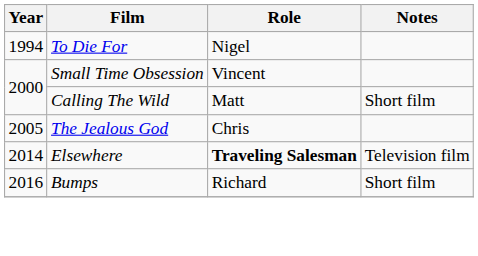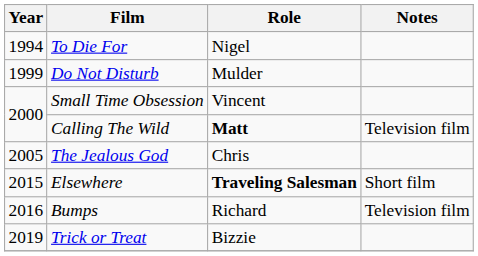+ row: (105, 73)
(228, 100) normal -> (230, 127) bold
(400, 100) Short film -> (417, 127) Television film
(26, 155) 2014 -> (26, 182) 2015
(417, 155) Television film -> (400, 182) Short film
(400, 182) Short film -> (417, 210) Television film
+ row: (99, 237)
